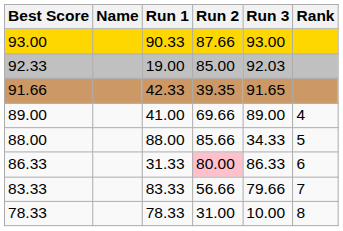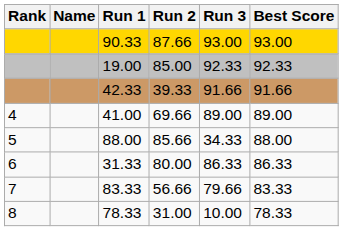columns swapped: (316, 16) <-> (49, 16)
(266, 66) 92.03 -> (223, 66) 92.33
(215, 90) 39.35 -> (172, 90) 39.33
(266, 90) 91.65 -> (223, 90) 91.66
(215, 164) pink background -> (172, 164) no background
